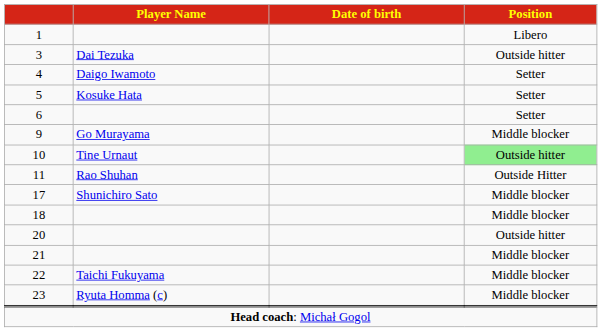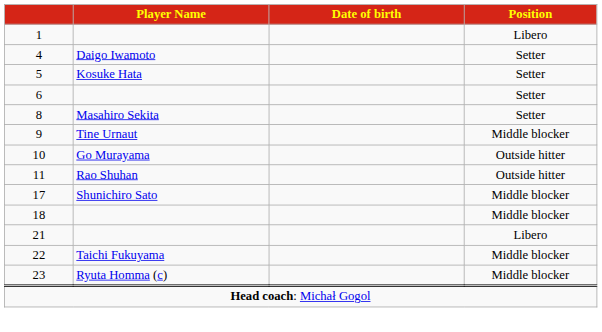- row: (39, 54)
+ row: (39, 114)
(113, 134) Go Murayama -> (107, 134) Tine Urnaut
(107, 154) Tine Urnaut -> (113, 154) Go Murayama
(530, 154) lightgreen background -> (530, 154) no background
(530, 174) Outside Hitter -> (530, 174) Outside hitter
- row: (39, 235)
(530, 255) Middle blocker -> (530, 235) Libero
